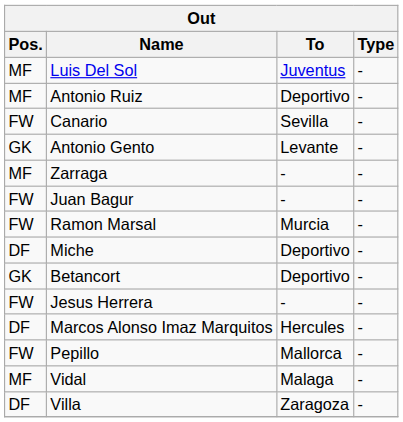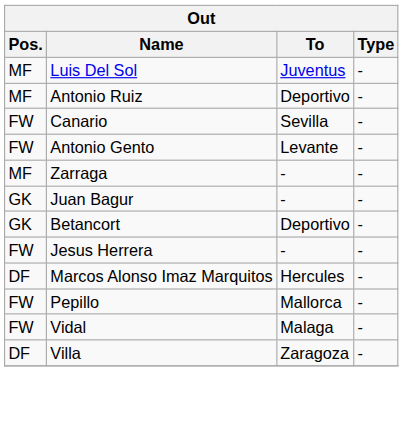(20, 147) GK -> (21, 147) FW
(21, 199) FW -> (20, 199) GK
- row: (103, 224)
- row: (72, 250)
(20, 379) MF -> (21, 327) FW
